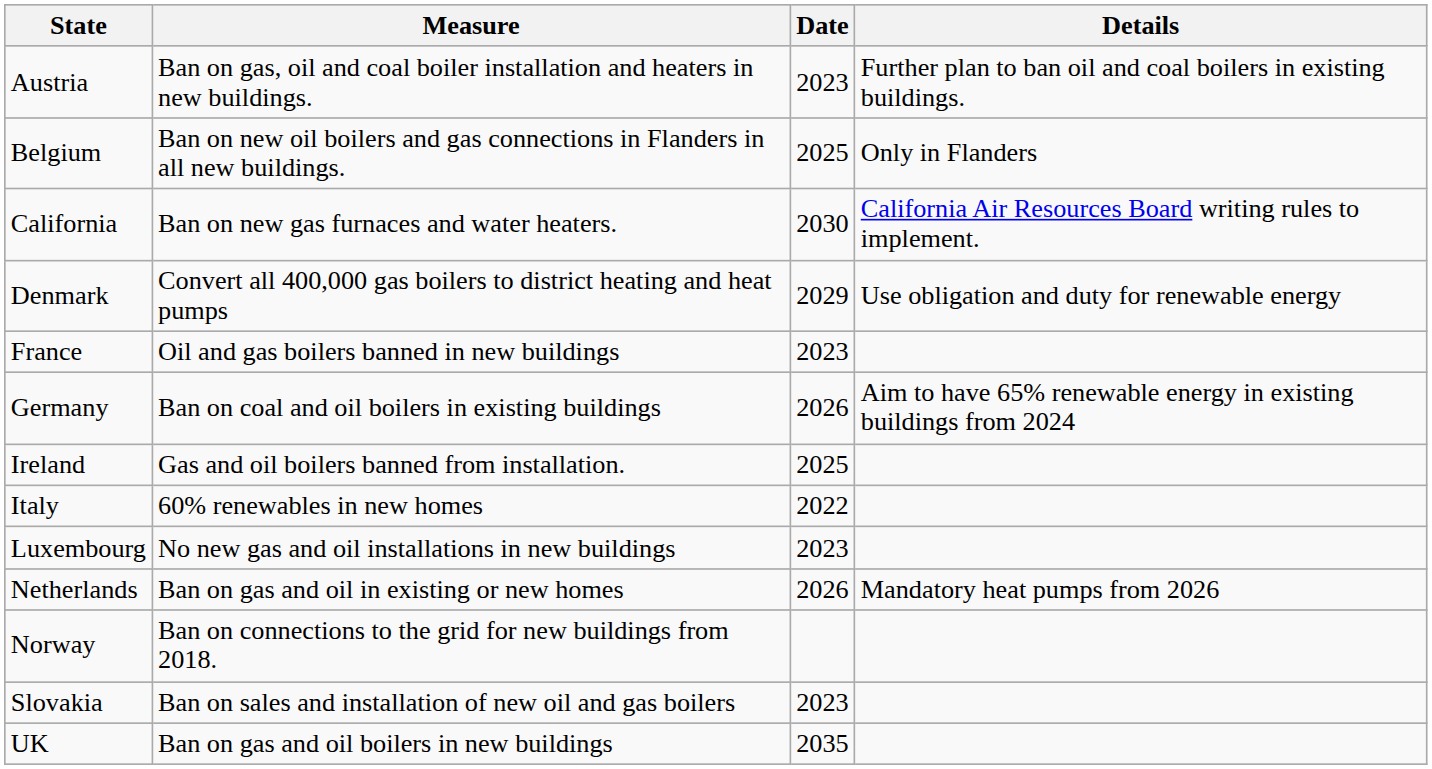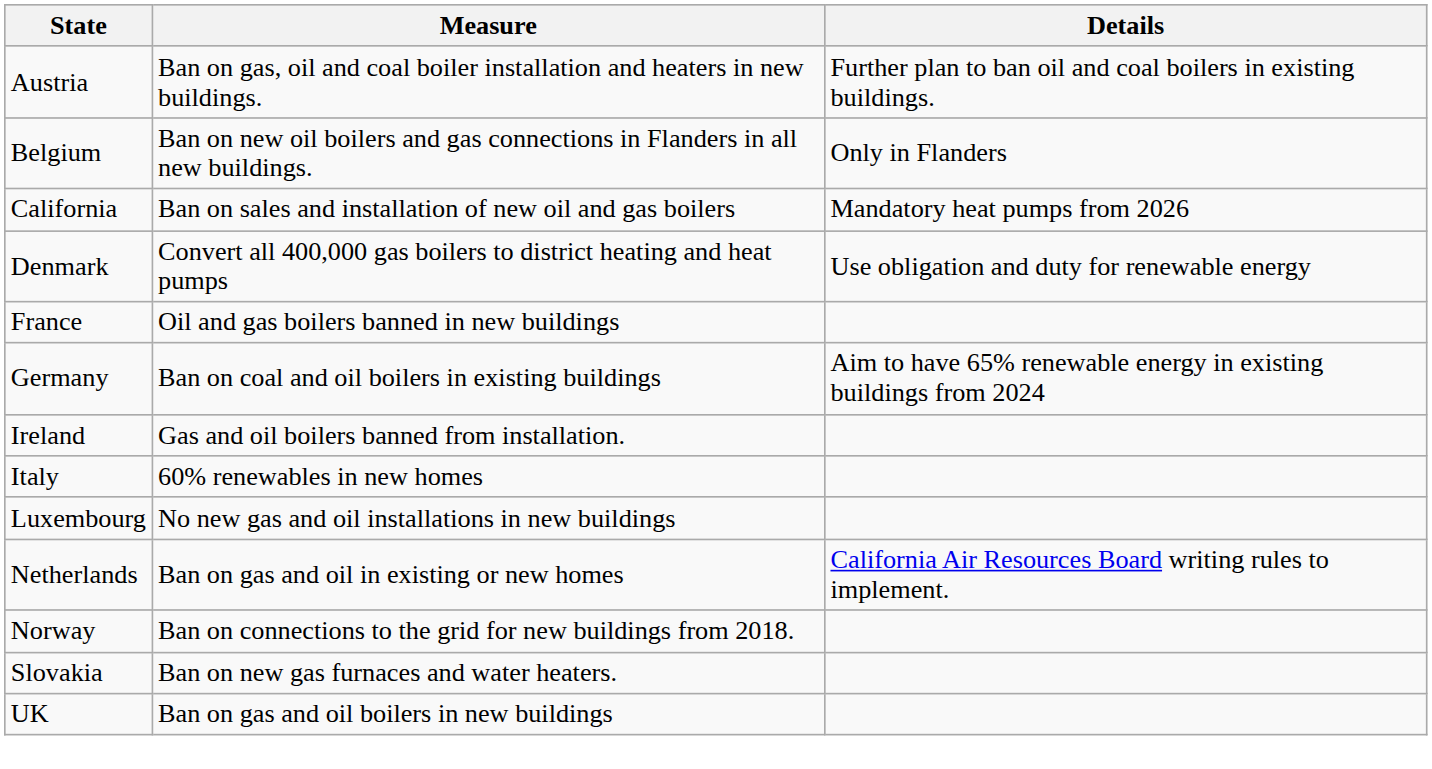- column: (822, 25)
(388, 223) Ban on new gas furnaces and water heaters. -> (447, 209) Ban on sales and installation of new oil and gas boilers
(1110, 223) California Air Resources Board writing rules to implement. -> (1010, 209) Mandatory heat pumps from 2026
(1040, 589) Mandatory heat pumps from 2026 -> (1080, 574) California Air Resources Board writing rules to implement.
(447, 701) Ban on sales and installation of new oil and gas boilers -> (388, 672) Ban on new gas furnaces and water heaters.
